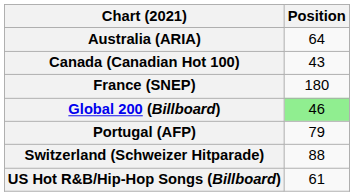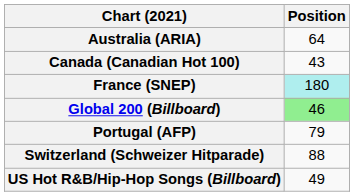(317, 86) no background -> (317, 86) paleturquoise background
(317, 179) 61 -> (317, 179) 49
